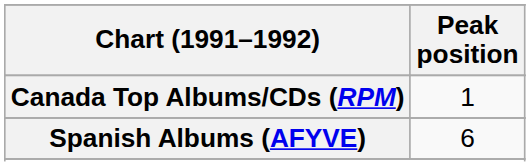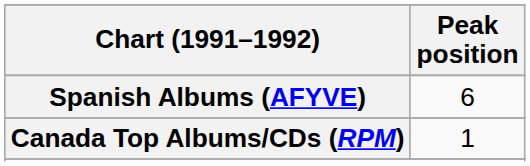rows swapped: (208, 96) <-> (208, 138)
